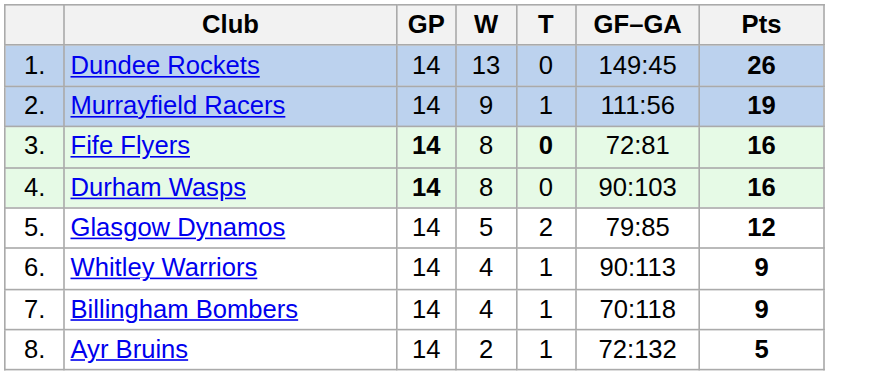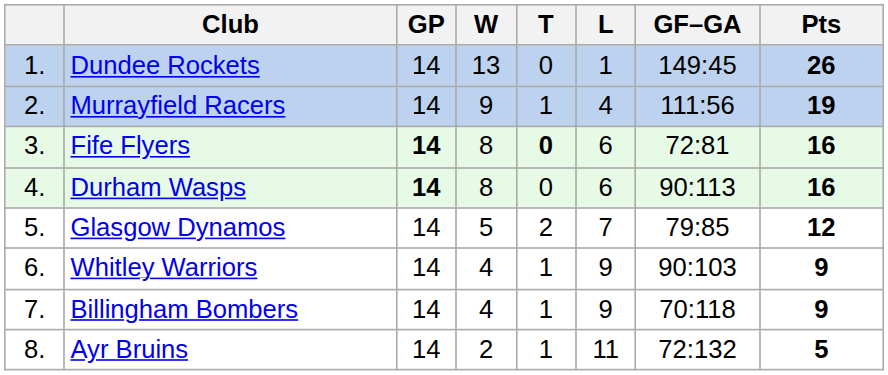+ column: (606, 24)
(638, 187) 90:103 -> (698, 187) 90:113
(638, 268) 90:113 -> (698, 268) 90:103
